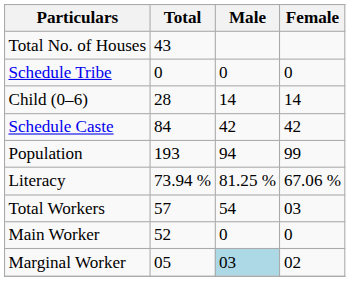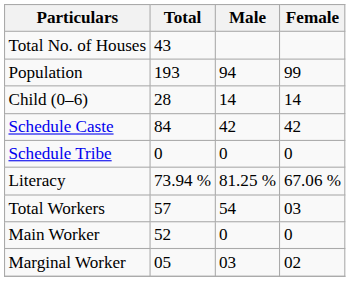rows swapped: (46, 153) <-> (60, 72)
(228, 262) lightblue background -> (228, 262) no background
